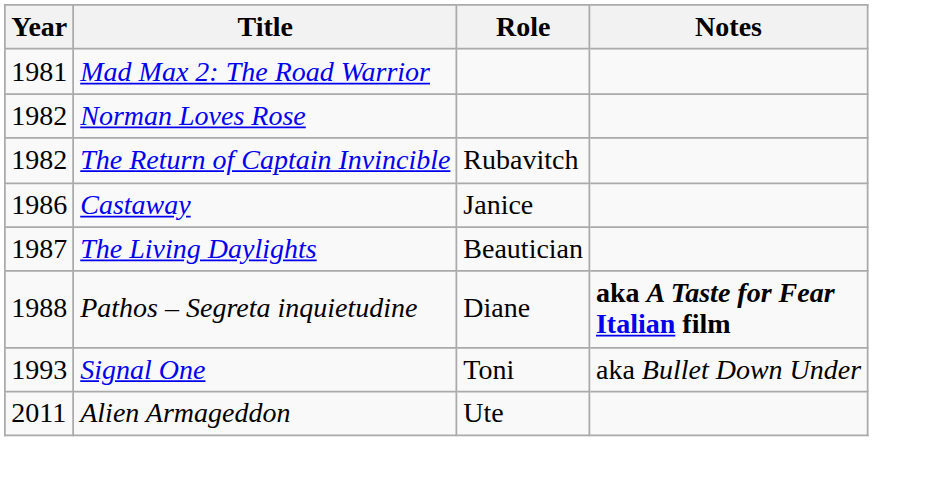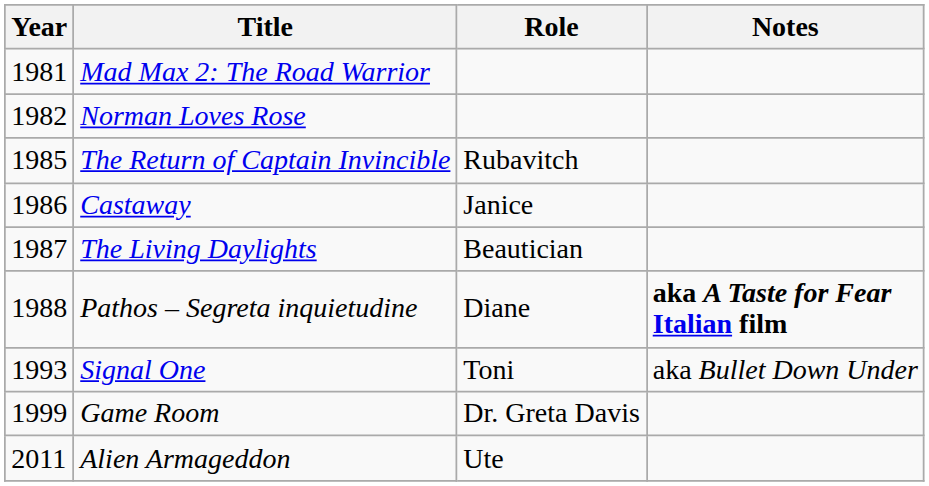(39, 159) 1982 -> (39, 159) 1985
+ row: (150, 413)
